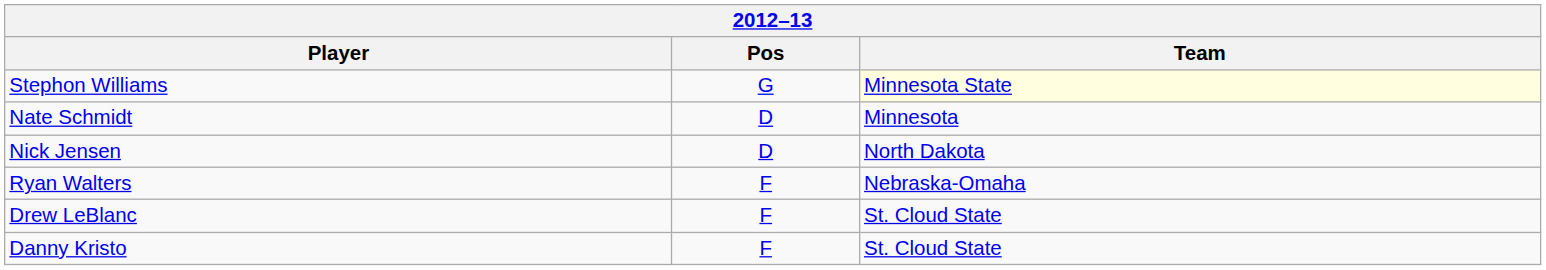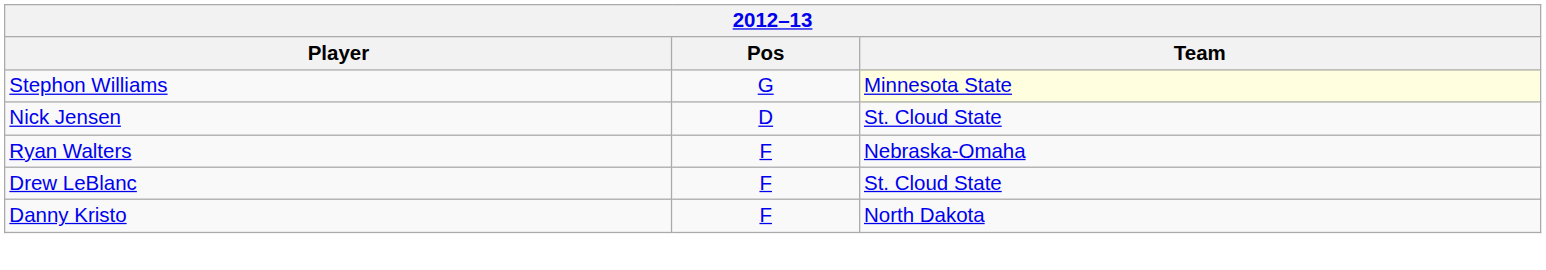- row: (71, 118)
(924, 150) North Dakota -> (933, 118) St. Cloud State
(933, 248) St. Cloud State -> (924, 215) North Dakota
